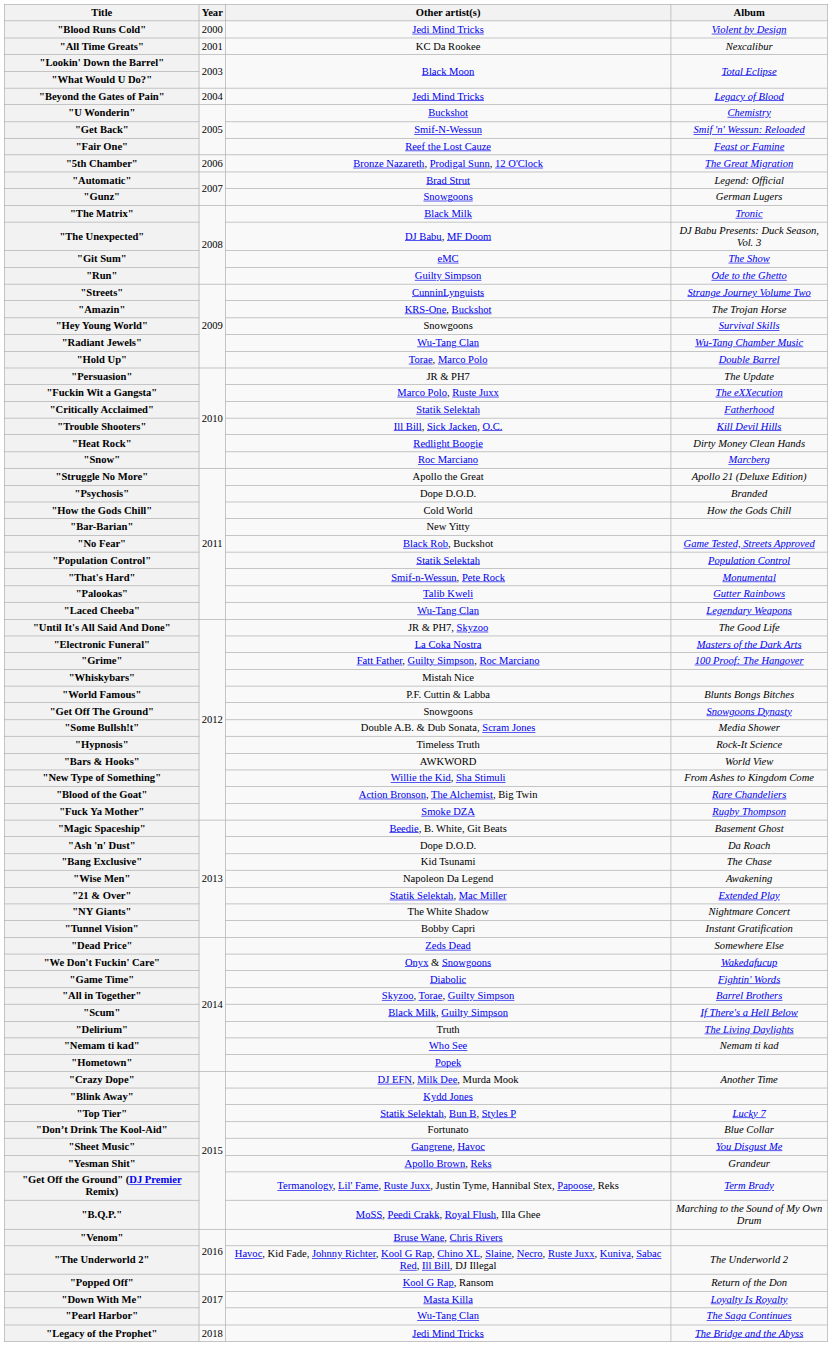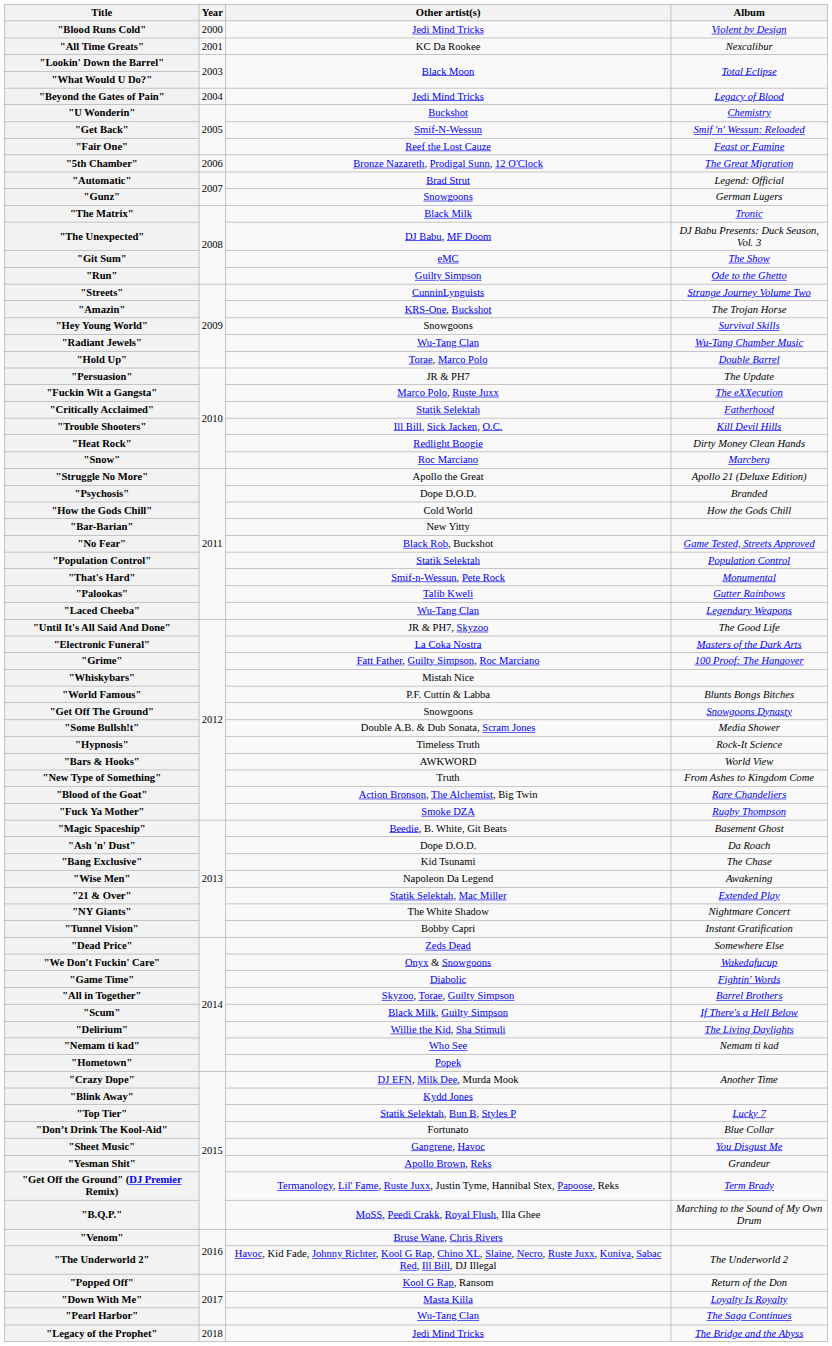(448, 778) Willie the Kid, Sha Stimuli -> (448, 778) Truth
(448, 1029) Truth -> (448, 1029) Willie the Kid, Sha Stimuli
